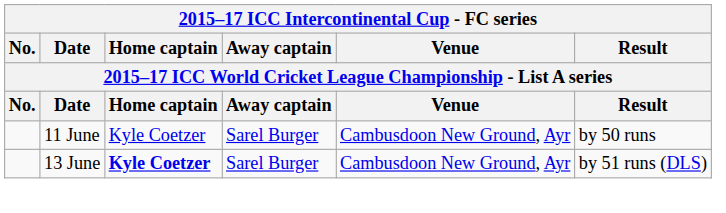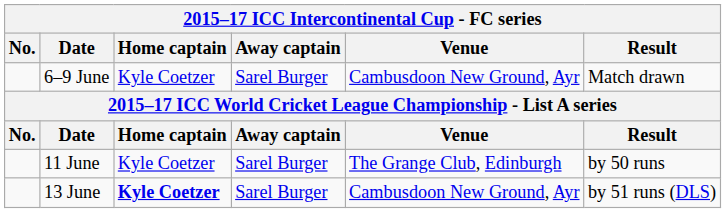+ row: (77, 76)
(455, 134) Cambusdoon New Ground, Ayr -> (455, 163) The Grange Club, Edinburgh
